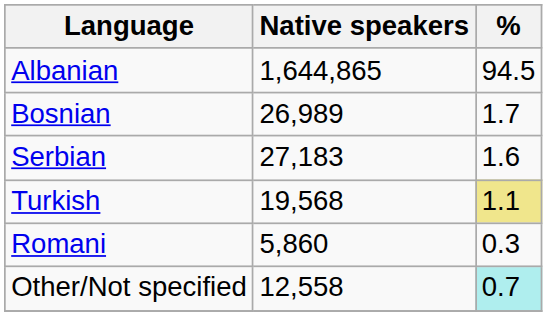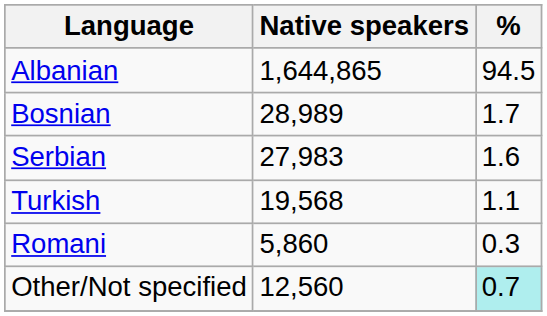(302, 113) 26,989 -> (302, 113) 28,989
(302, 157) 27,183 -> (302, 157) 27,983
(501, 200) khaki background -> (501, 200) no background
(302, 288) 12,558 -> (302, 288) 12,560
